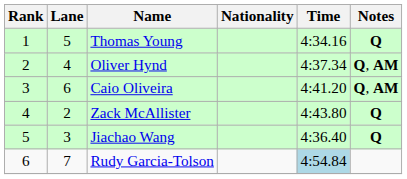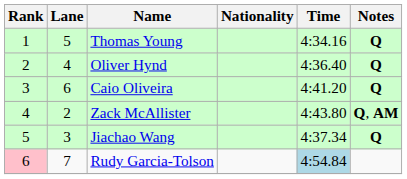(324, 64) 4:37.34 -> (324, 64) 4:36.40
(376, 64) Q, AM -> (376, 64) Q
(376, 88) Q, AM -> (376, 88) Q
(376, 112) Q -> (376, 112) Q, AM
(324, 137) 4:36.40 -> (324, 137) 4:37.34
(26, 161) no background -> (26, 161) pink background
